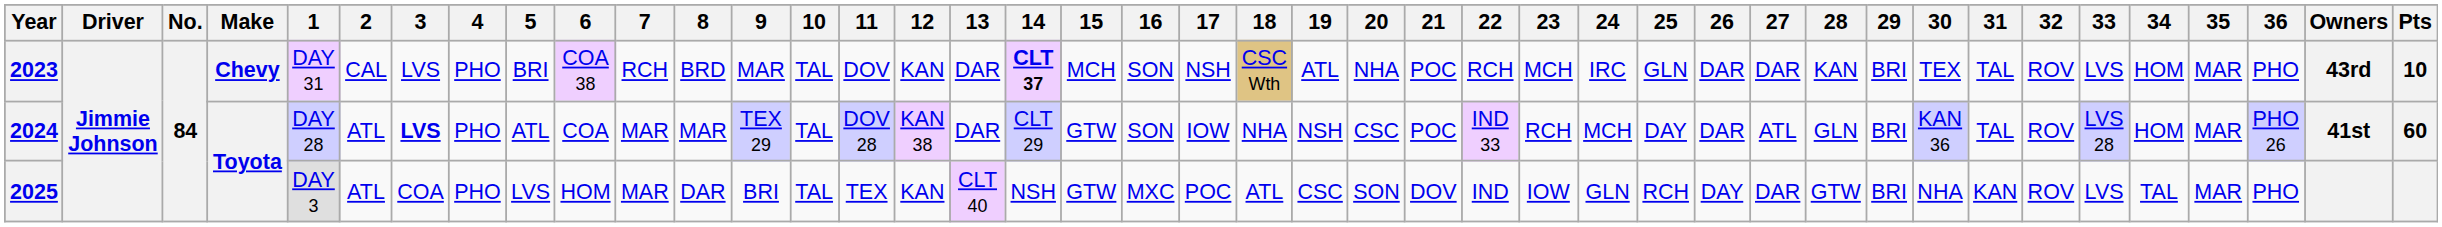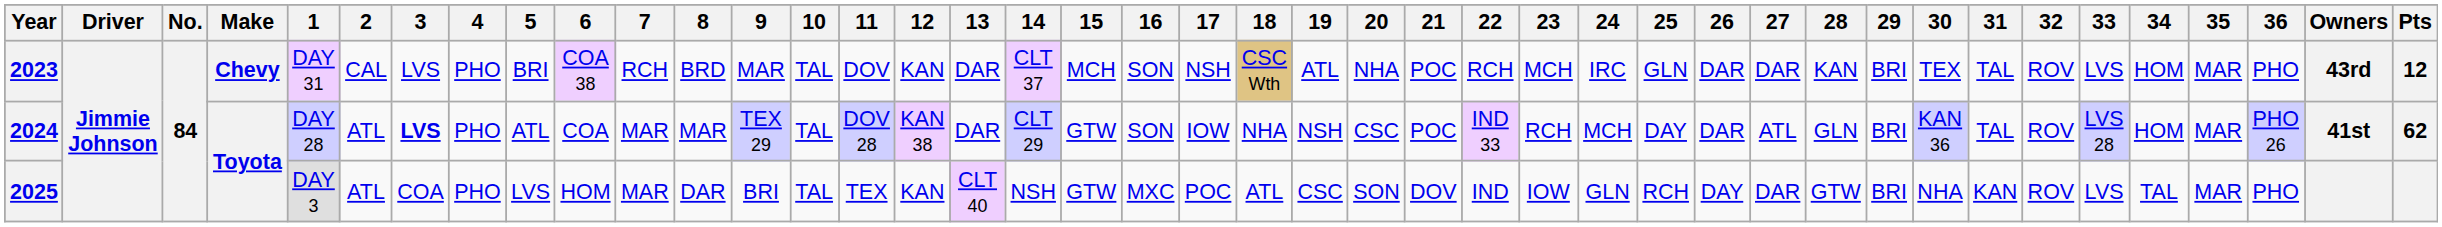(1033, 71) bold -> (1033, 70) normal
(2415, 71) 10 -> (2415, 71) 12
(2415, 131) 60 -> (2415, 131) 62
